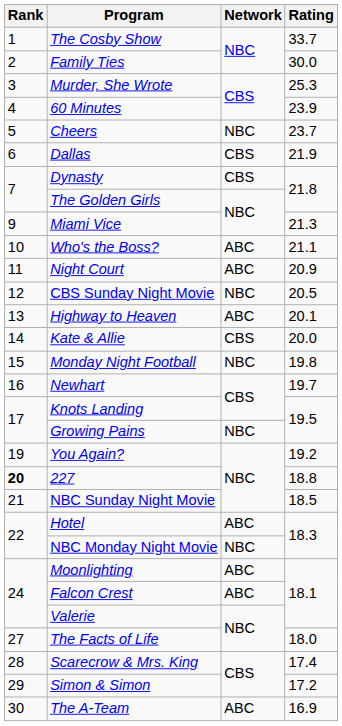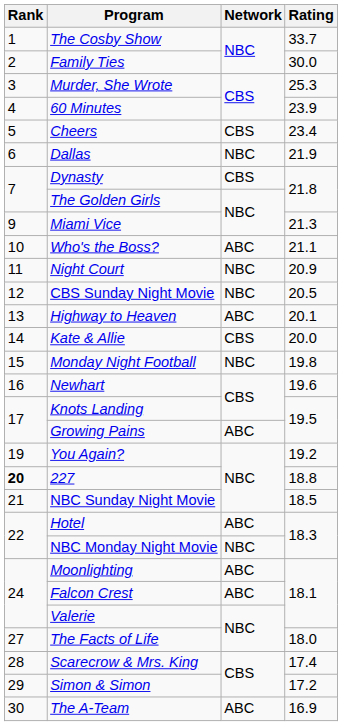(240, 131) NBC -> (239, 131) CBS
(303, 131) 23.7 -> (303, 131) 23.4
(239, 154) CBS -> (240, 154) NBC
(239, 270) ABC -> (240, 270) NBC
(303, 385) 19.7 -> (303, 385) 19.6
(240, 431) NBC -> (239, 431) ABC
